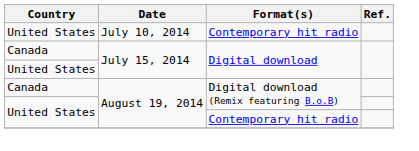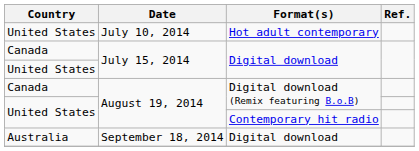(283, 32) Contemporary hit radio -> (304, 32) Hot adult contemporary
+ row: (38, 137)
